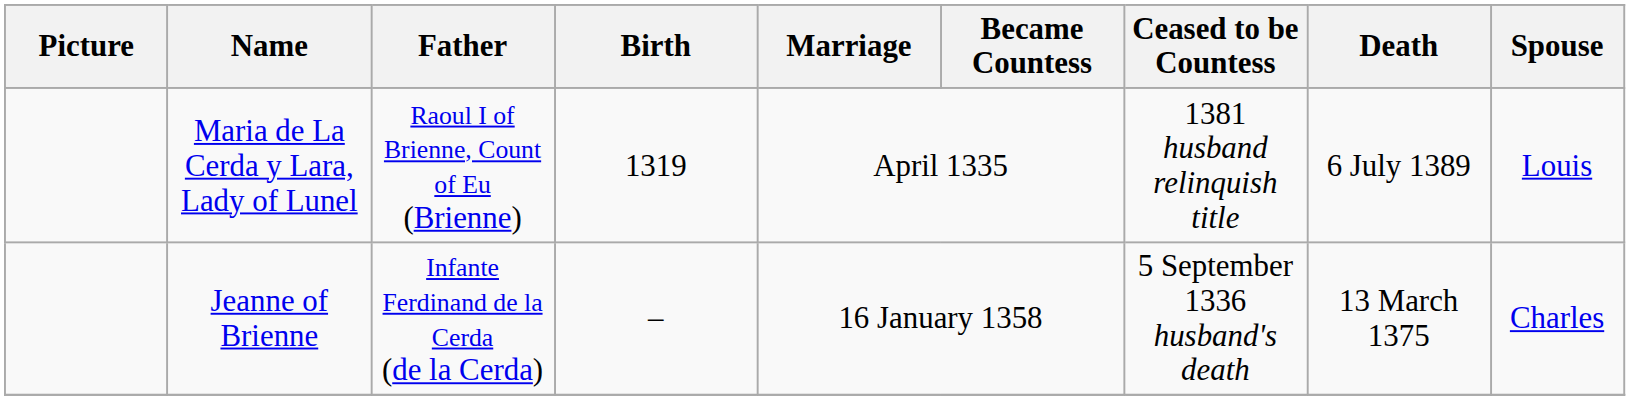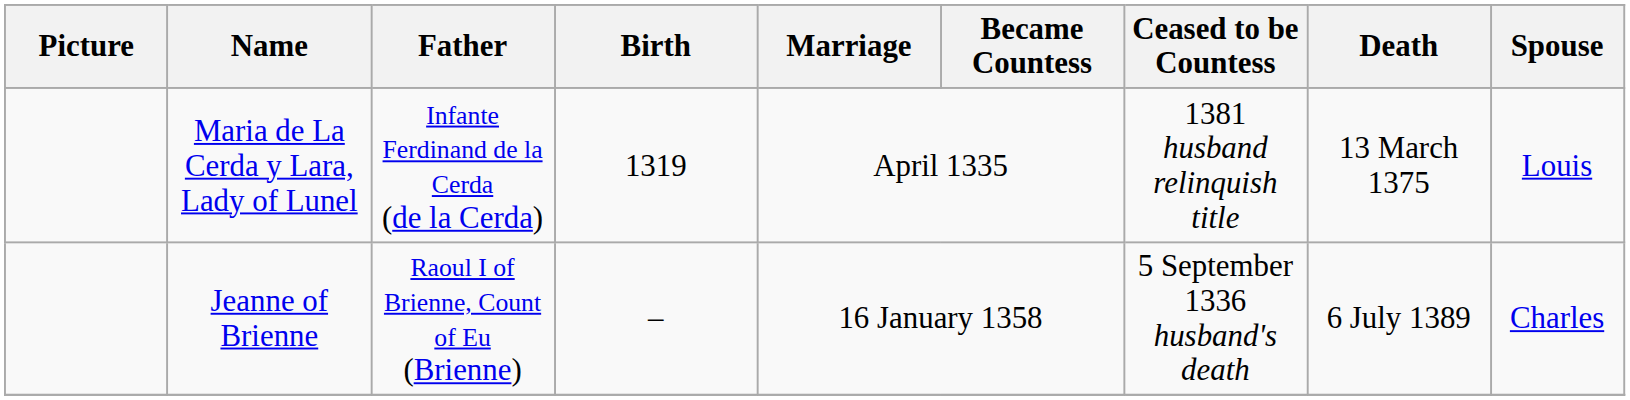(463, 166) Raoul I of Brienne, Count of Eu (Brienne) -> (463, 166) Infante Ferdinand de la Cerda (de la Cerda)
(1399, 164) 6 July 1389 -> (1399, 164) 13 March 1375
(463, 319) Infante Ferdinand de la Cerda (de la Cerda) -> (463, 319) Raoul I of Brienne, Count of Eu (Brienne)
(1399, 318) 13 March 1375 -> (1399, 318) 6 July 1389
